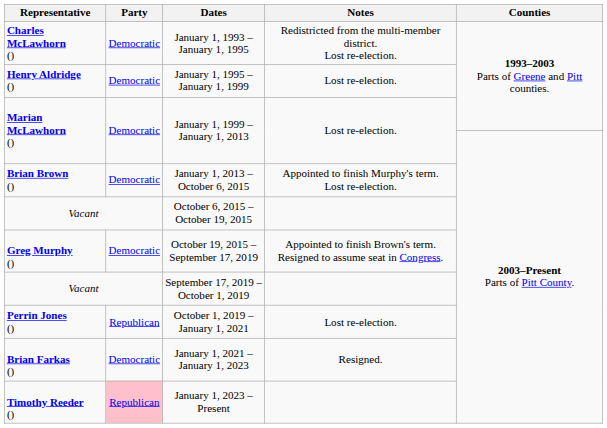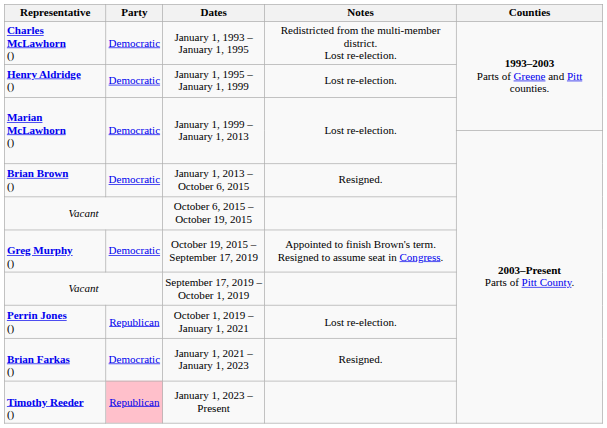(361, 180) Appointed to finish Murphy's term. Lost re-election. -> (361, 180) Resigned.
